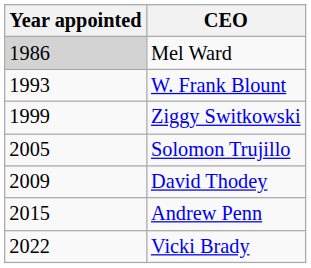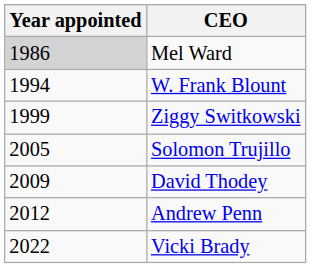(30, 85) 1993 -> (30, 85) 1994
(30, 213) 2015 -> (30, 213) 2012
